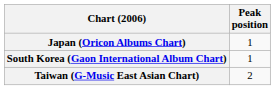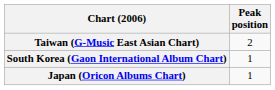rows swapped: (117, 42) <-> (117, 76)
